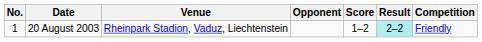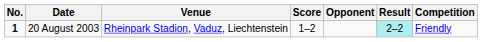columns swapped: (317, 12) <-> (360, 12)
(15, 28) normal -> (15, 28) bold
